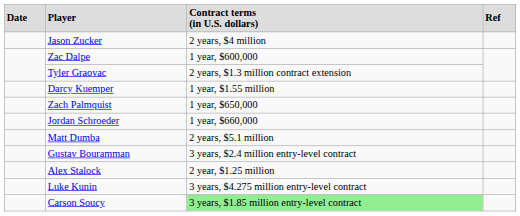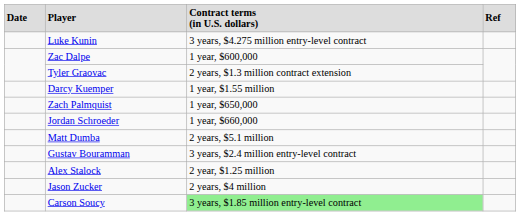rows swapped: (75, 40) <-> (72, 186)
